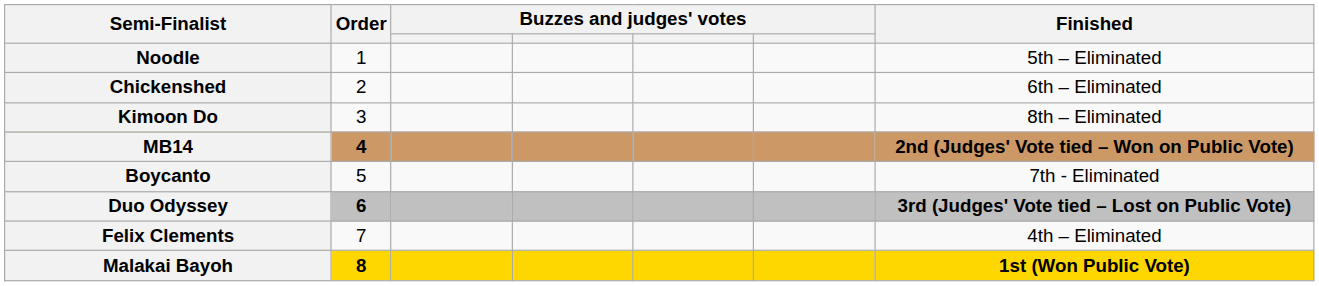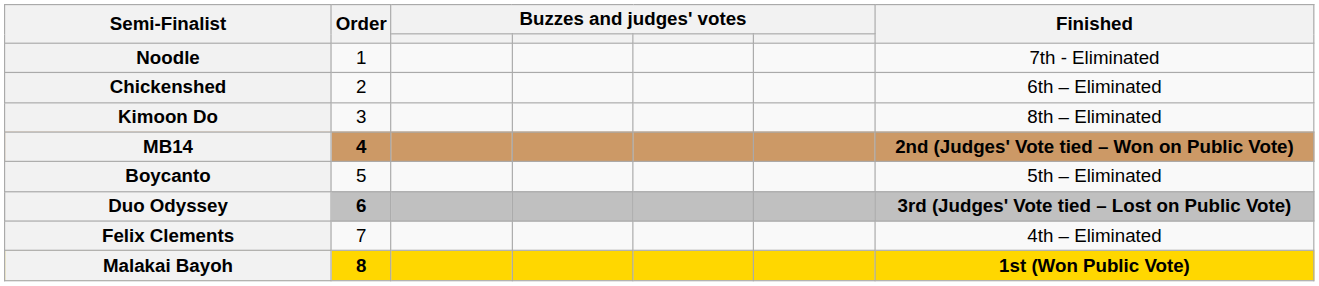(1094, 57) 5th – Eliminated -> (1094, 57) 7th - Eliminated
(1094, 176) 7th - Eliminated -> (1094, 176) 5th – Eliminated
